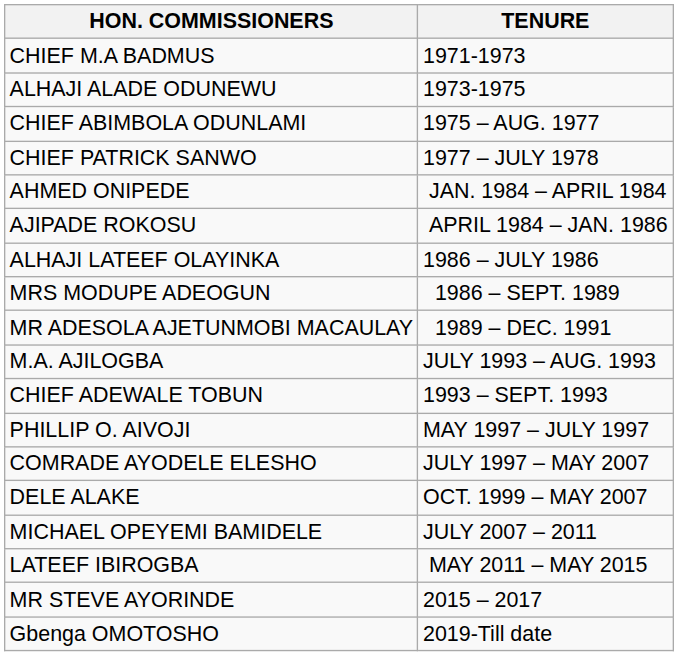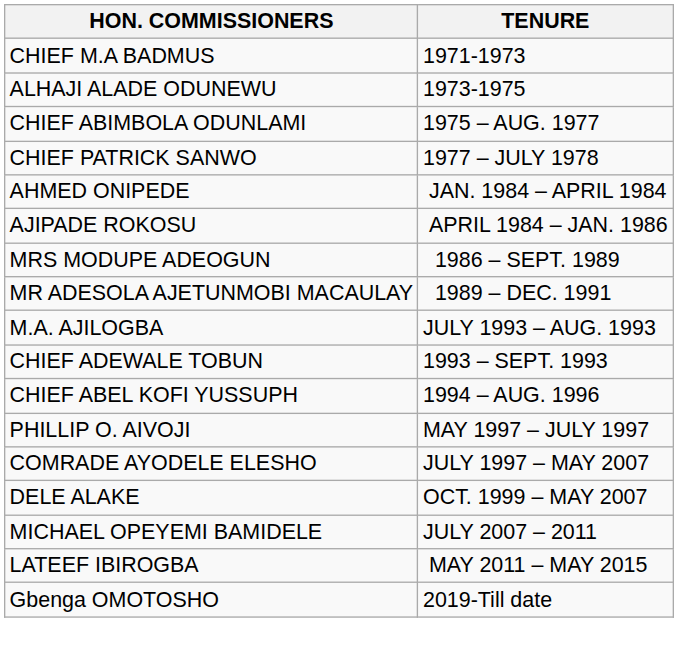- row: (144, 259)
+ row: (163, 395)
- row: (131, 599)
